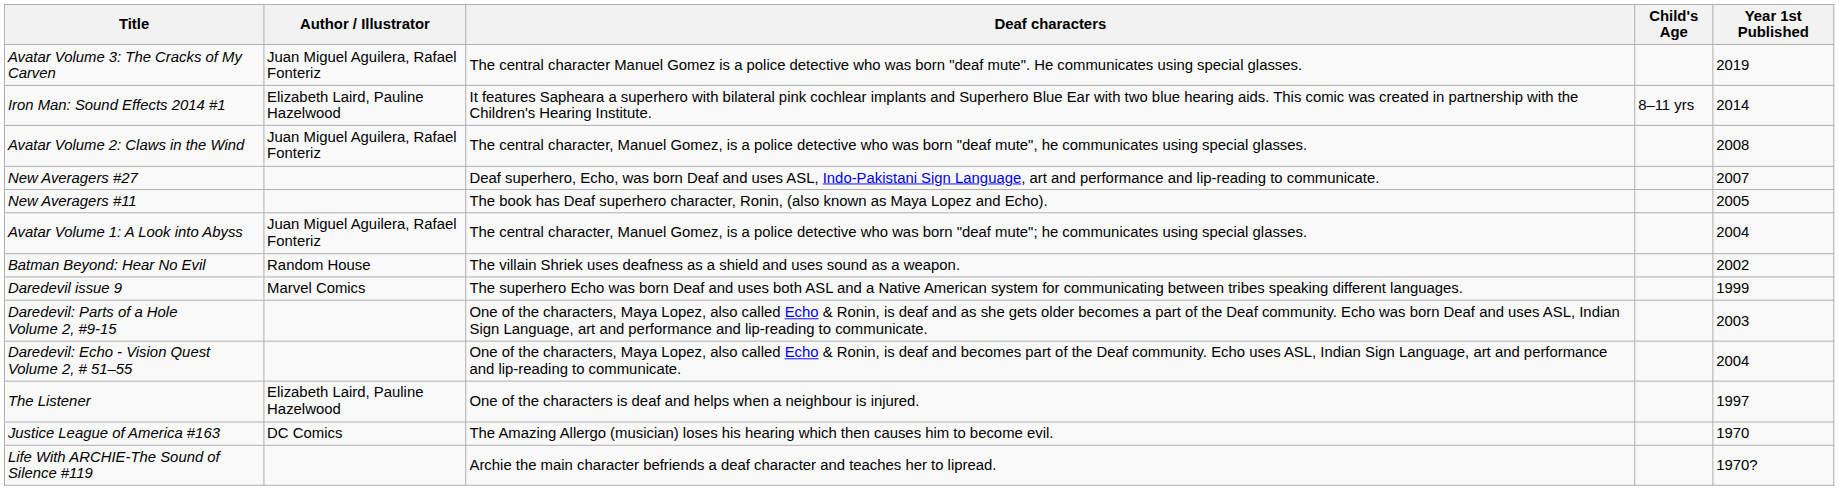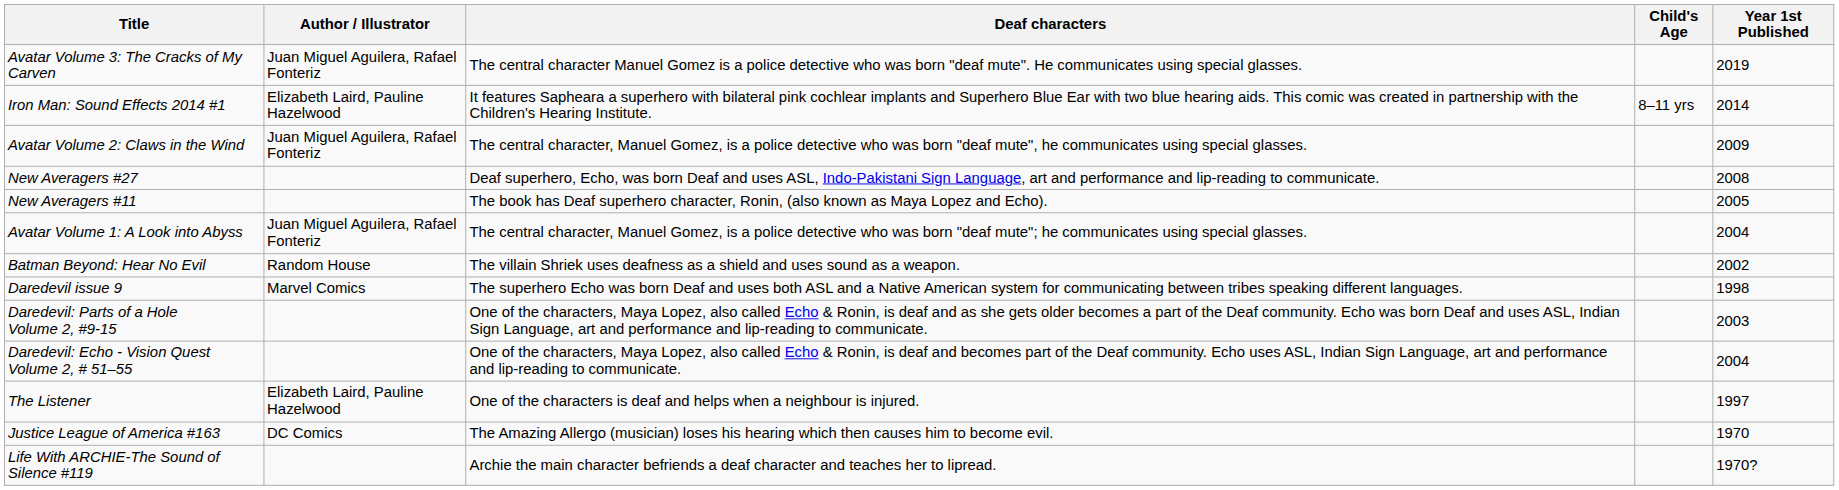(1733, 145) 2008 -> (1733, 145) 2009
(1733, 177) 2007 -> (1733, 177) 2008
(1733, 288) 1999 -> (1733, 288) 1998
